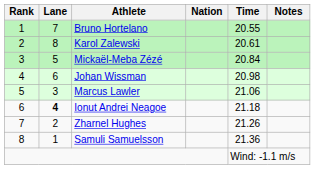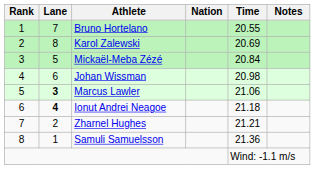(248, 44) 20.61 -> (248, 44) 20.69
(55, 92) normal -> (55, 92) bold
(248, 124) 21.26 -> (248, 124) 21.21
